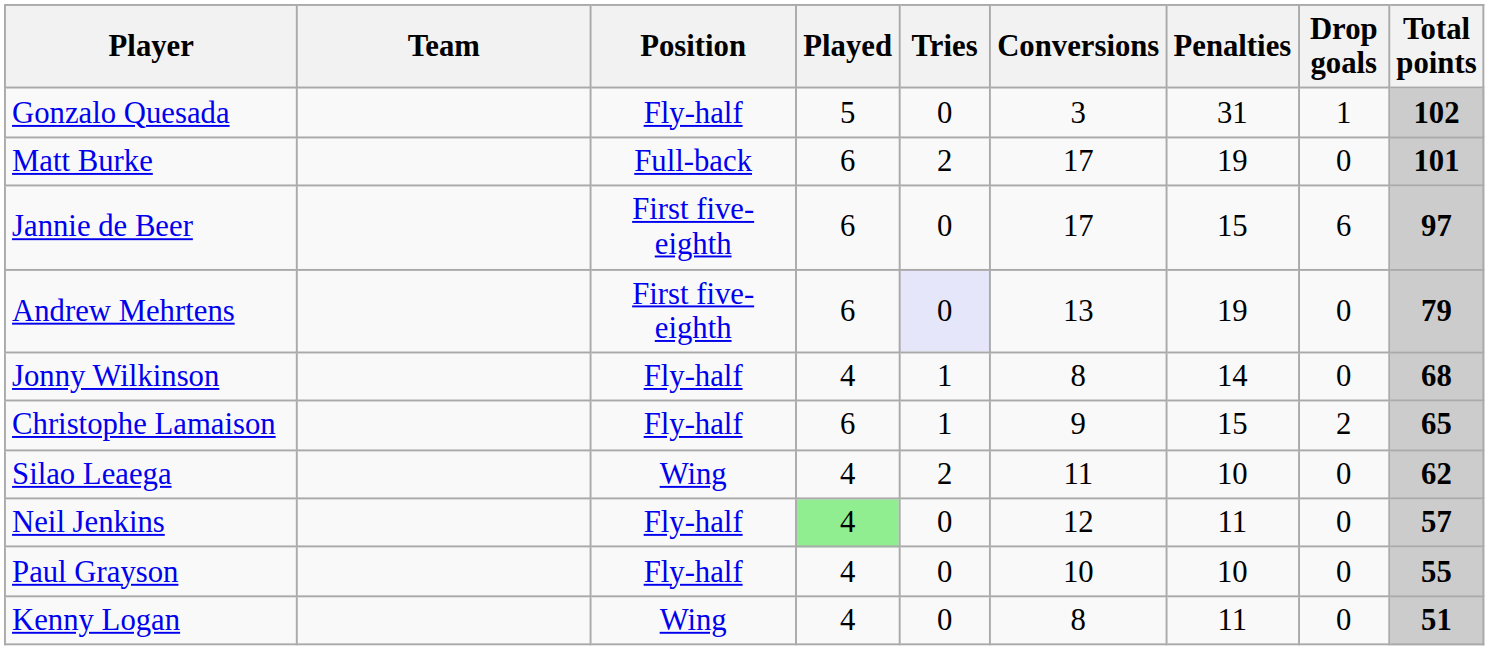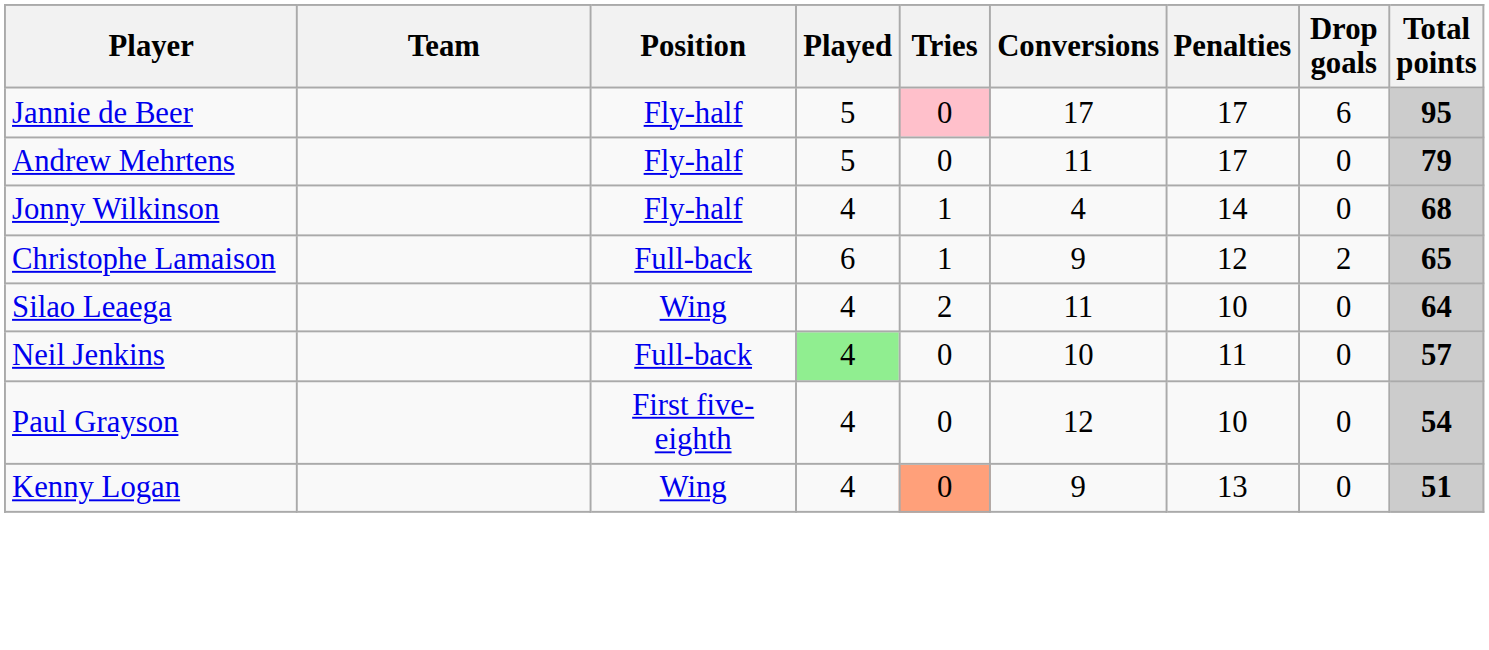- row: (121, 112)
- row: (82, 160)
(693, 226) First five-eighth -> (693, 112) Fly-half
(848, 226) 6 -> (848, 112) 5
(945, 226) no background -> (945, 112) pink background
(1232, 226) 15 -> (1232, 112) 17
(1436, 226) 97 -> (1436, 112) 95
(693, 310) First five-eighth -> (693, 160) Fly-half
(848, 310) 6 -> (848, 160) 5
(945, 310) lavender background -> (945, 160) no background
(1078, 310) 13 -> (1078, 160) 11
(1232, 310) 19 -> (1232, 160) 17
(1078, 376) 8 -> (1078, 209) 4
(693, 424) Fly-half -> (693, 258) Full-back
(1232, 424) 15 -> (1232, 258) 12
(1436, 473) 62 -> (1436, 307) 64
(693, 522) Fly-half -> (693, 355) Full-back
(1078, 522) 12 -> (1078, 355) 10
(693, 571) Fly-half -> (693, 421) First five-eighth
(1078, 571) 10 -> (1078, 421) 12
(1436, 571) 55 -> (1436, 421) 54
(945, 619) no background -> (945, 487) lightsalmon background
(1078, 619) 8 -> (1078, 487) 9
(1232, 619) 11 -> (1232, 487) 13
